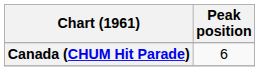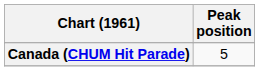(224, 54) 6 -> (224, 54) 5
